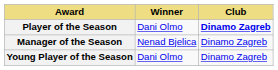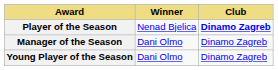(160, 27) Dani Olmo -> (167, 27) Nenad Bjelica
(167, 42) Nenad Bjelica -> (160, 42) Dani Olmo
